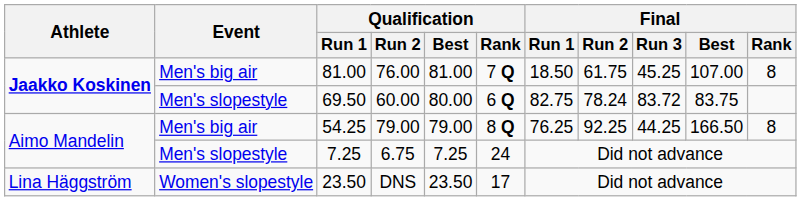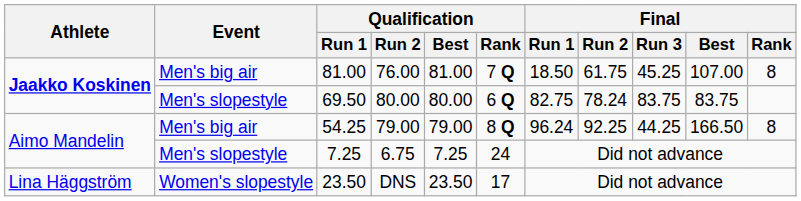(398, 100) 60.00 -> (398, 100) 80.00
(659, 100) 83.72 -> (659, 100) 83.75
(552, 127) 76.25 -> (552, 127) 96.24
